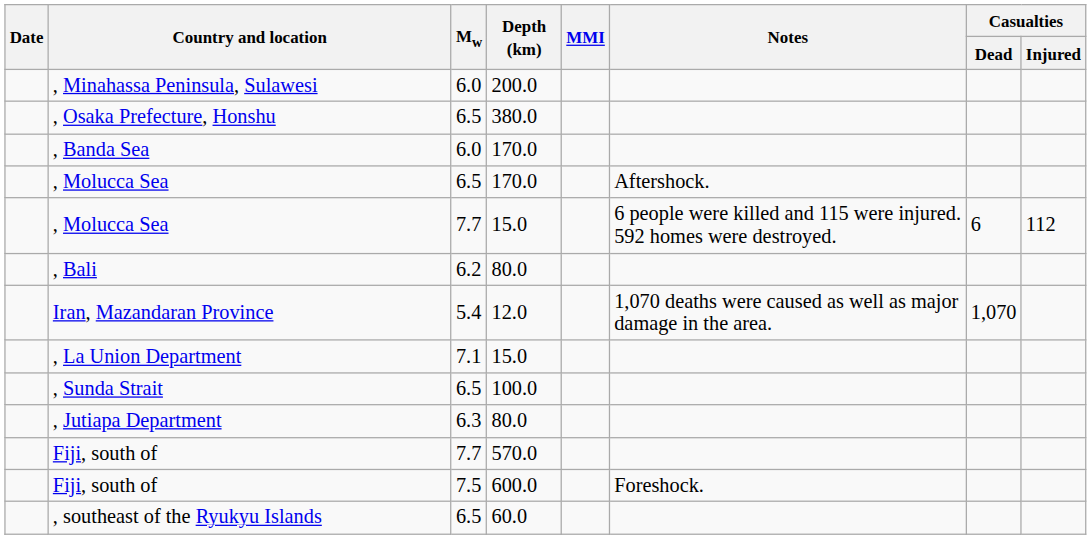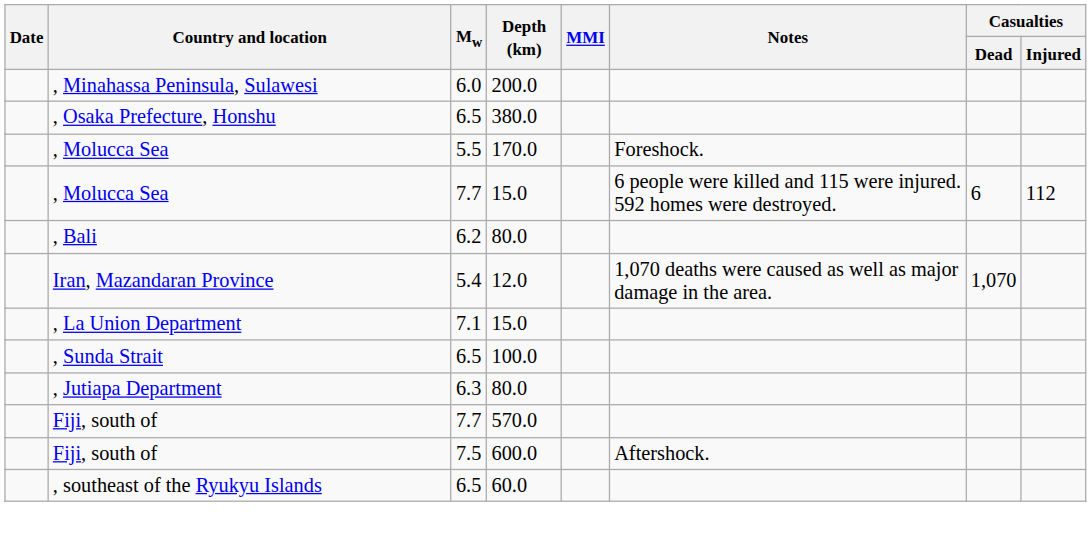- row: (101, 149)
(469, 181) 6.5 -> (469, 149) 5.5
(662, 181) Aftershock. -> (659, 149) Foreshock.
(659, 485) Foreshock. -> (662, 453) Aftershock.
